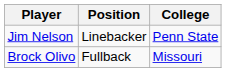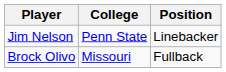columns swapped: (114, 15) <-> (185, 15)
